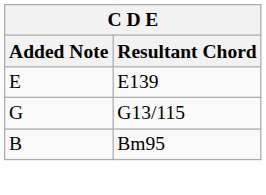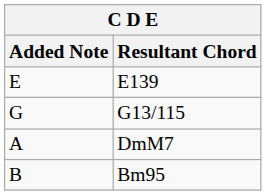+ row: (146, 143)
